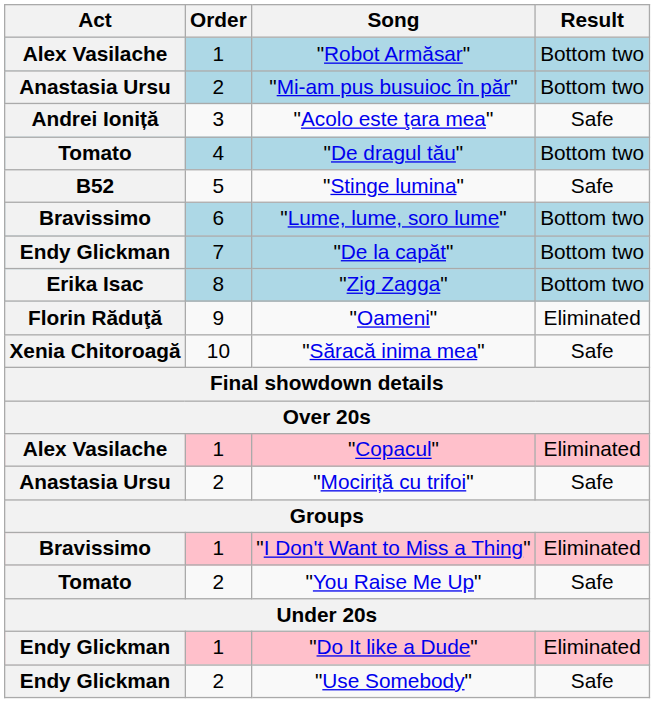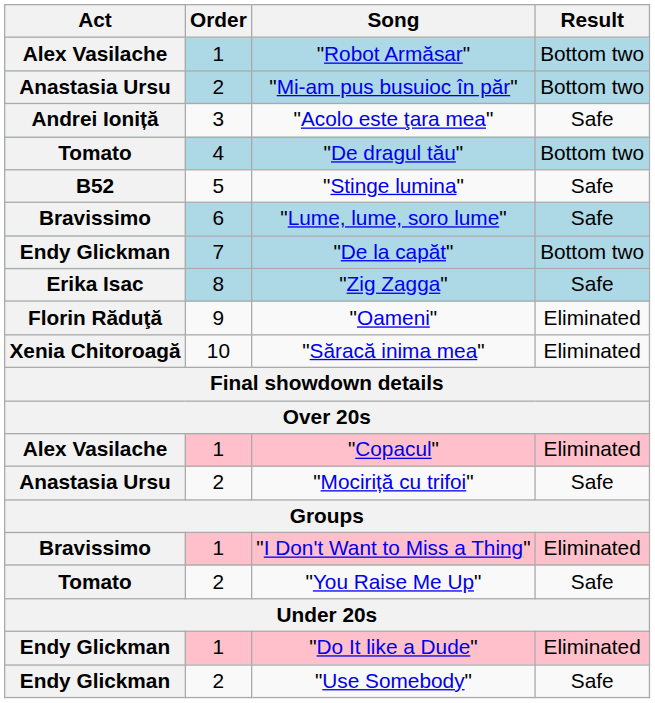(592, 218) Bottom two -> (592, 218) Safe
(592, 284) Bottom two -> (592, 284) Safe
(592, 350) Safe -> (592, 350) Eliminated
